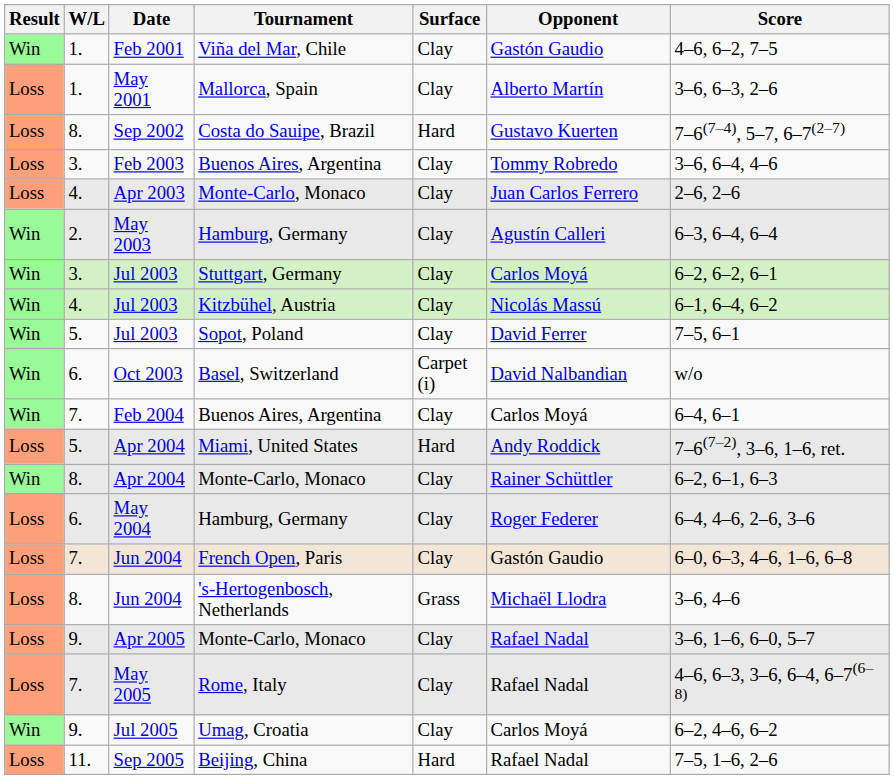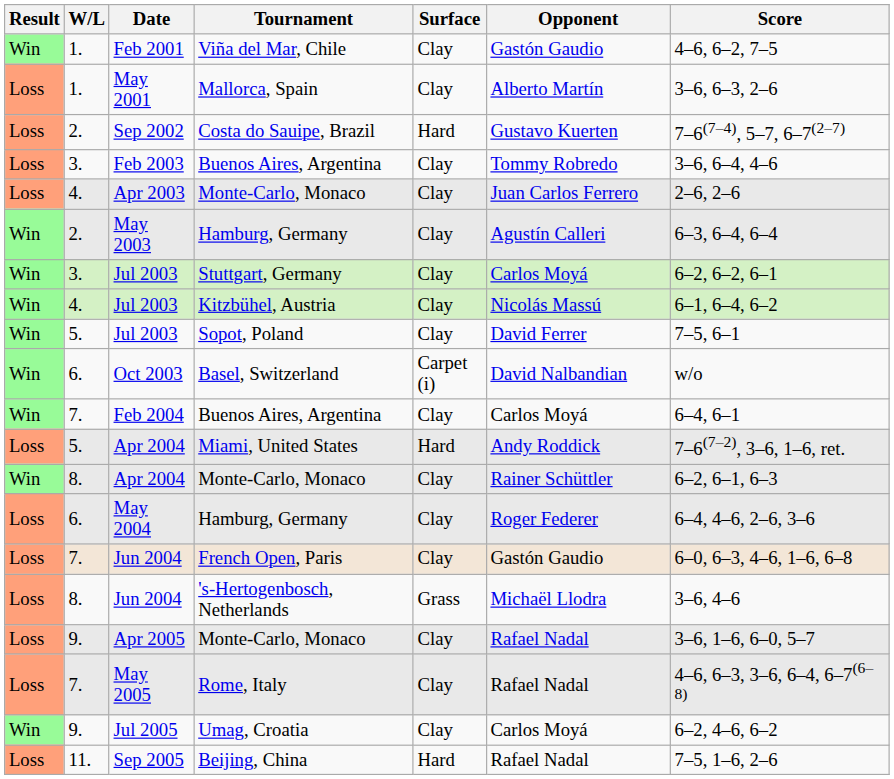(76, 131) 8. -> (76, 131) 2.
